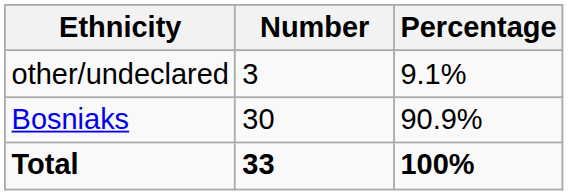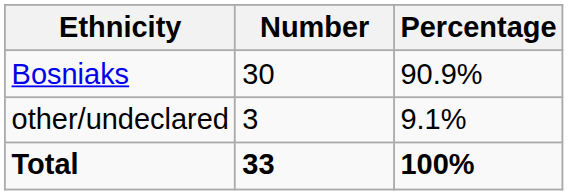rows swapped: (70, 119) <-> (120, 73)
